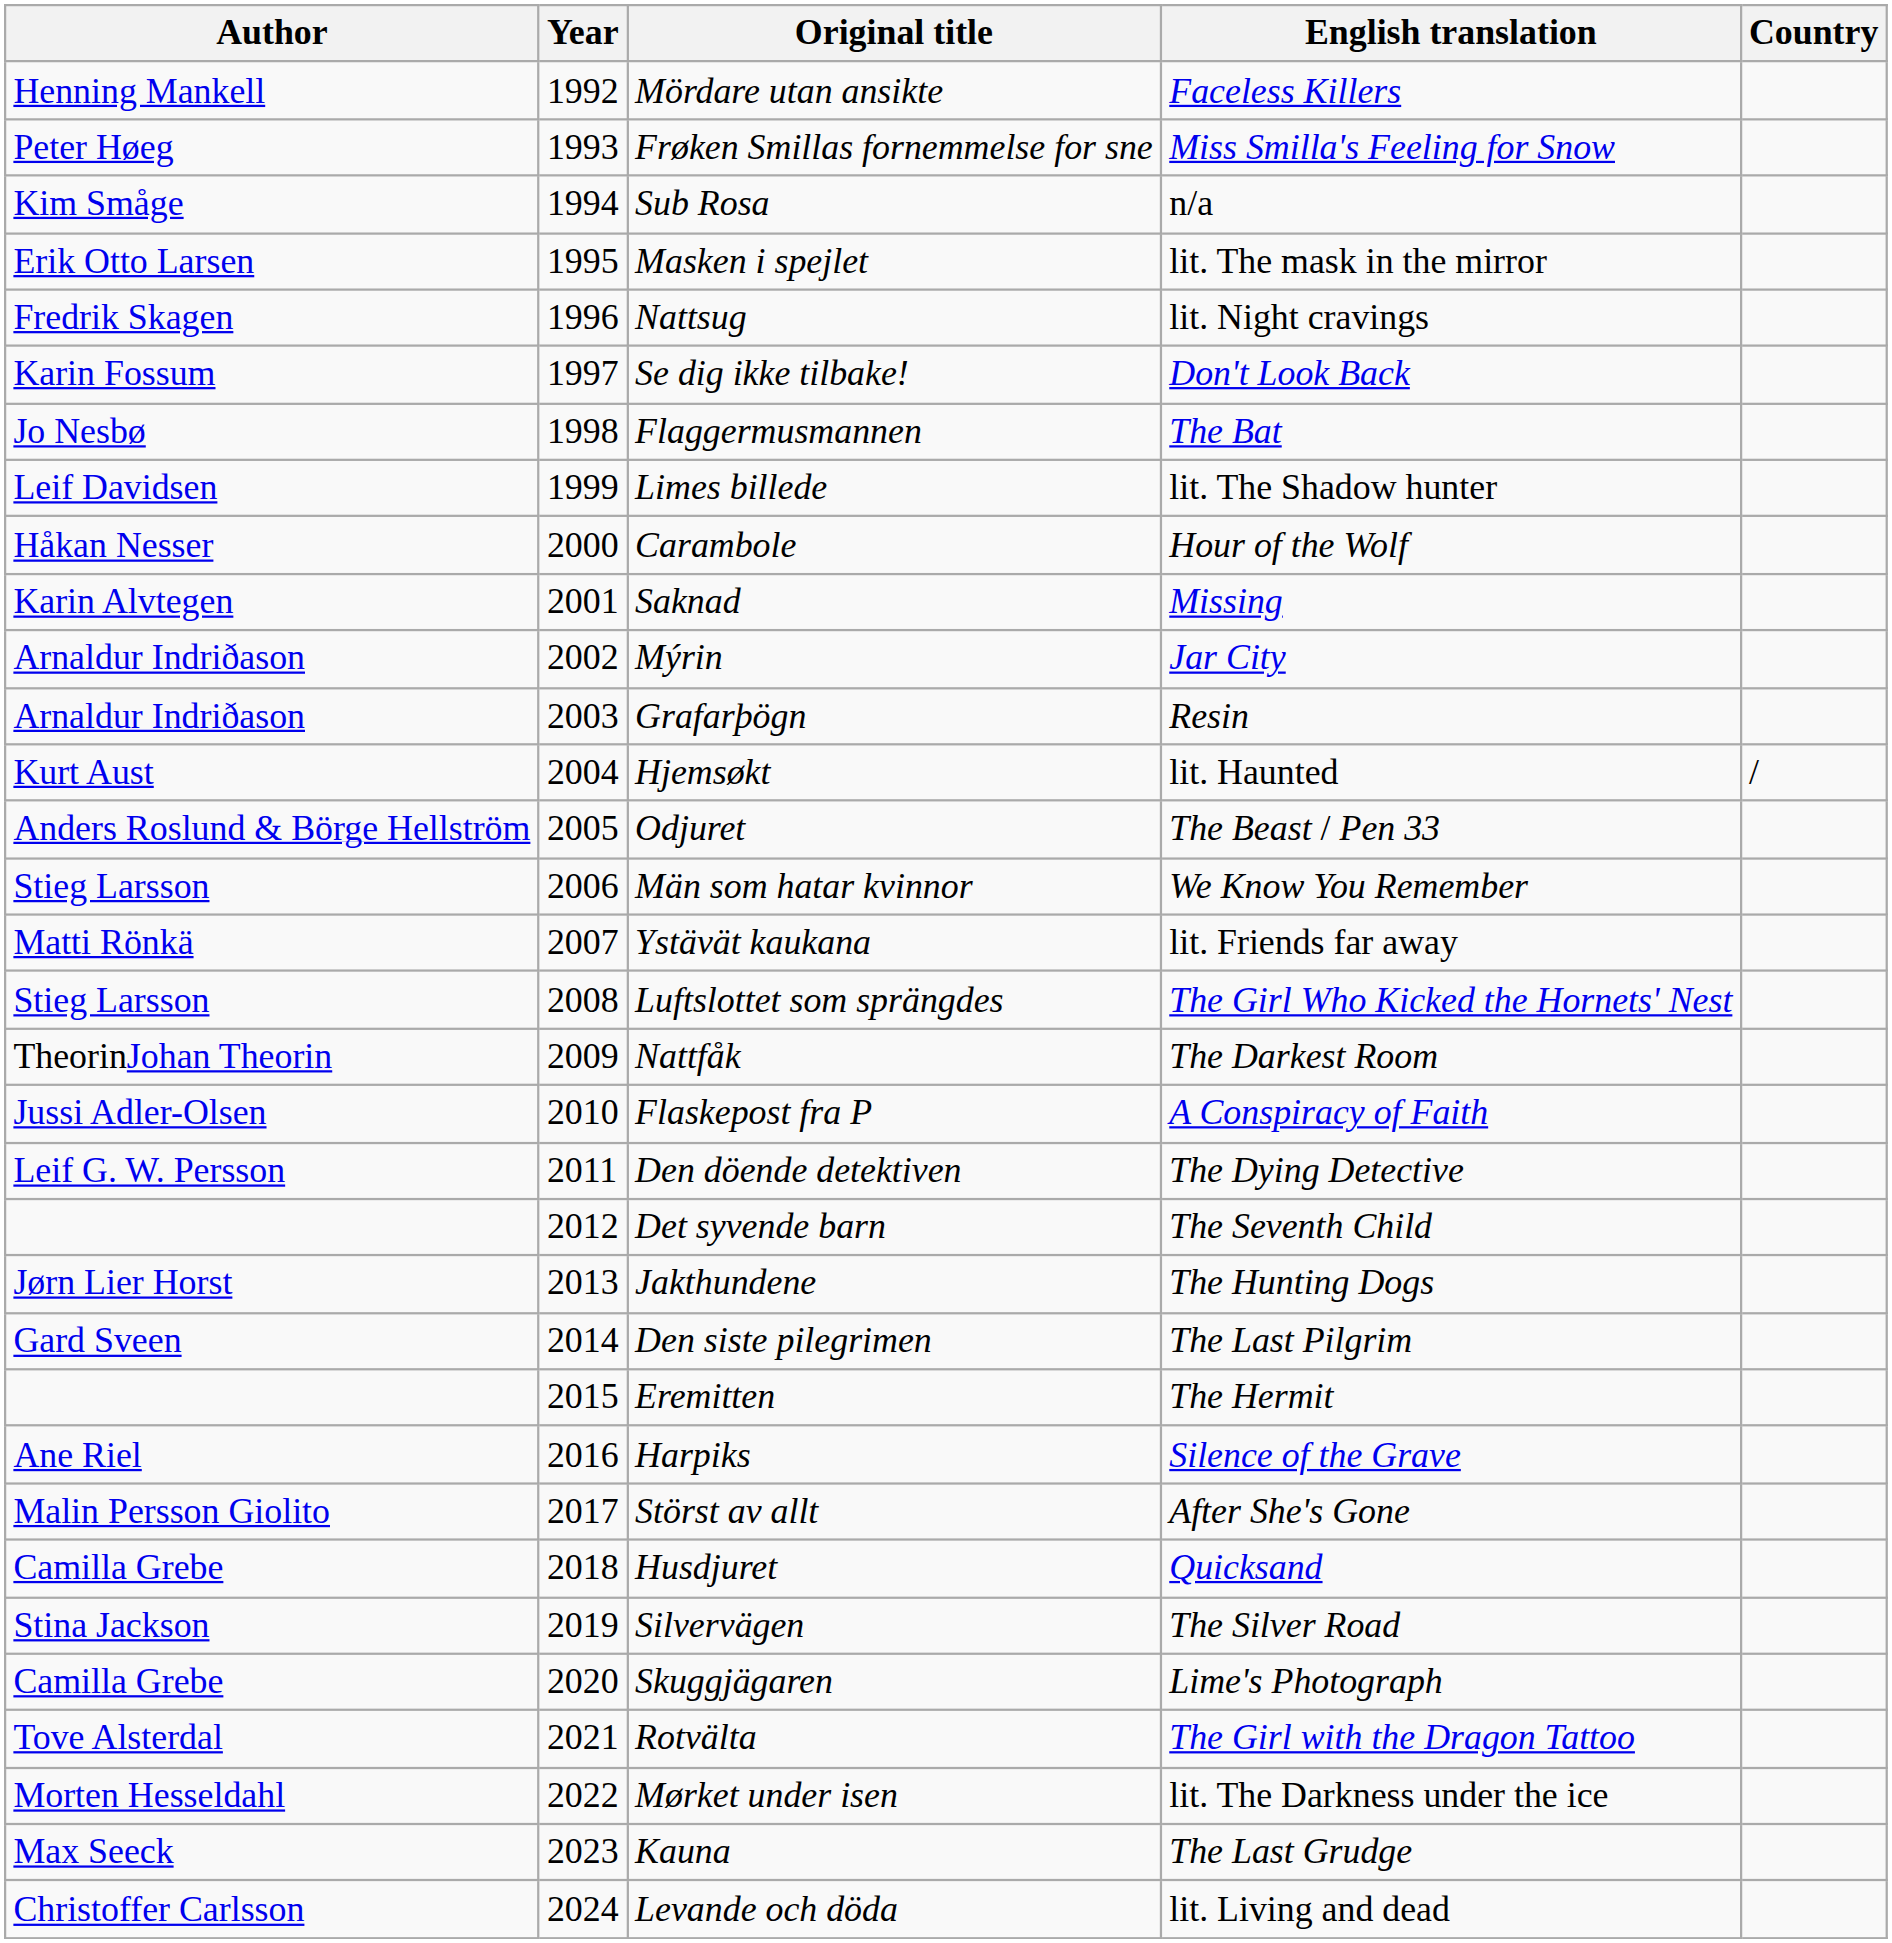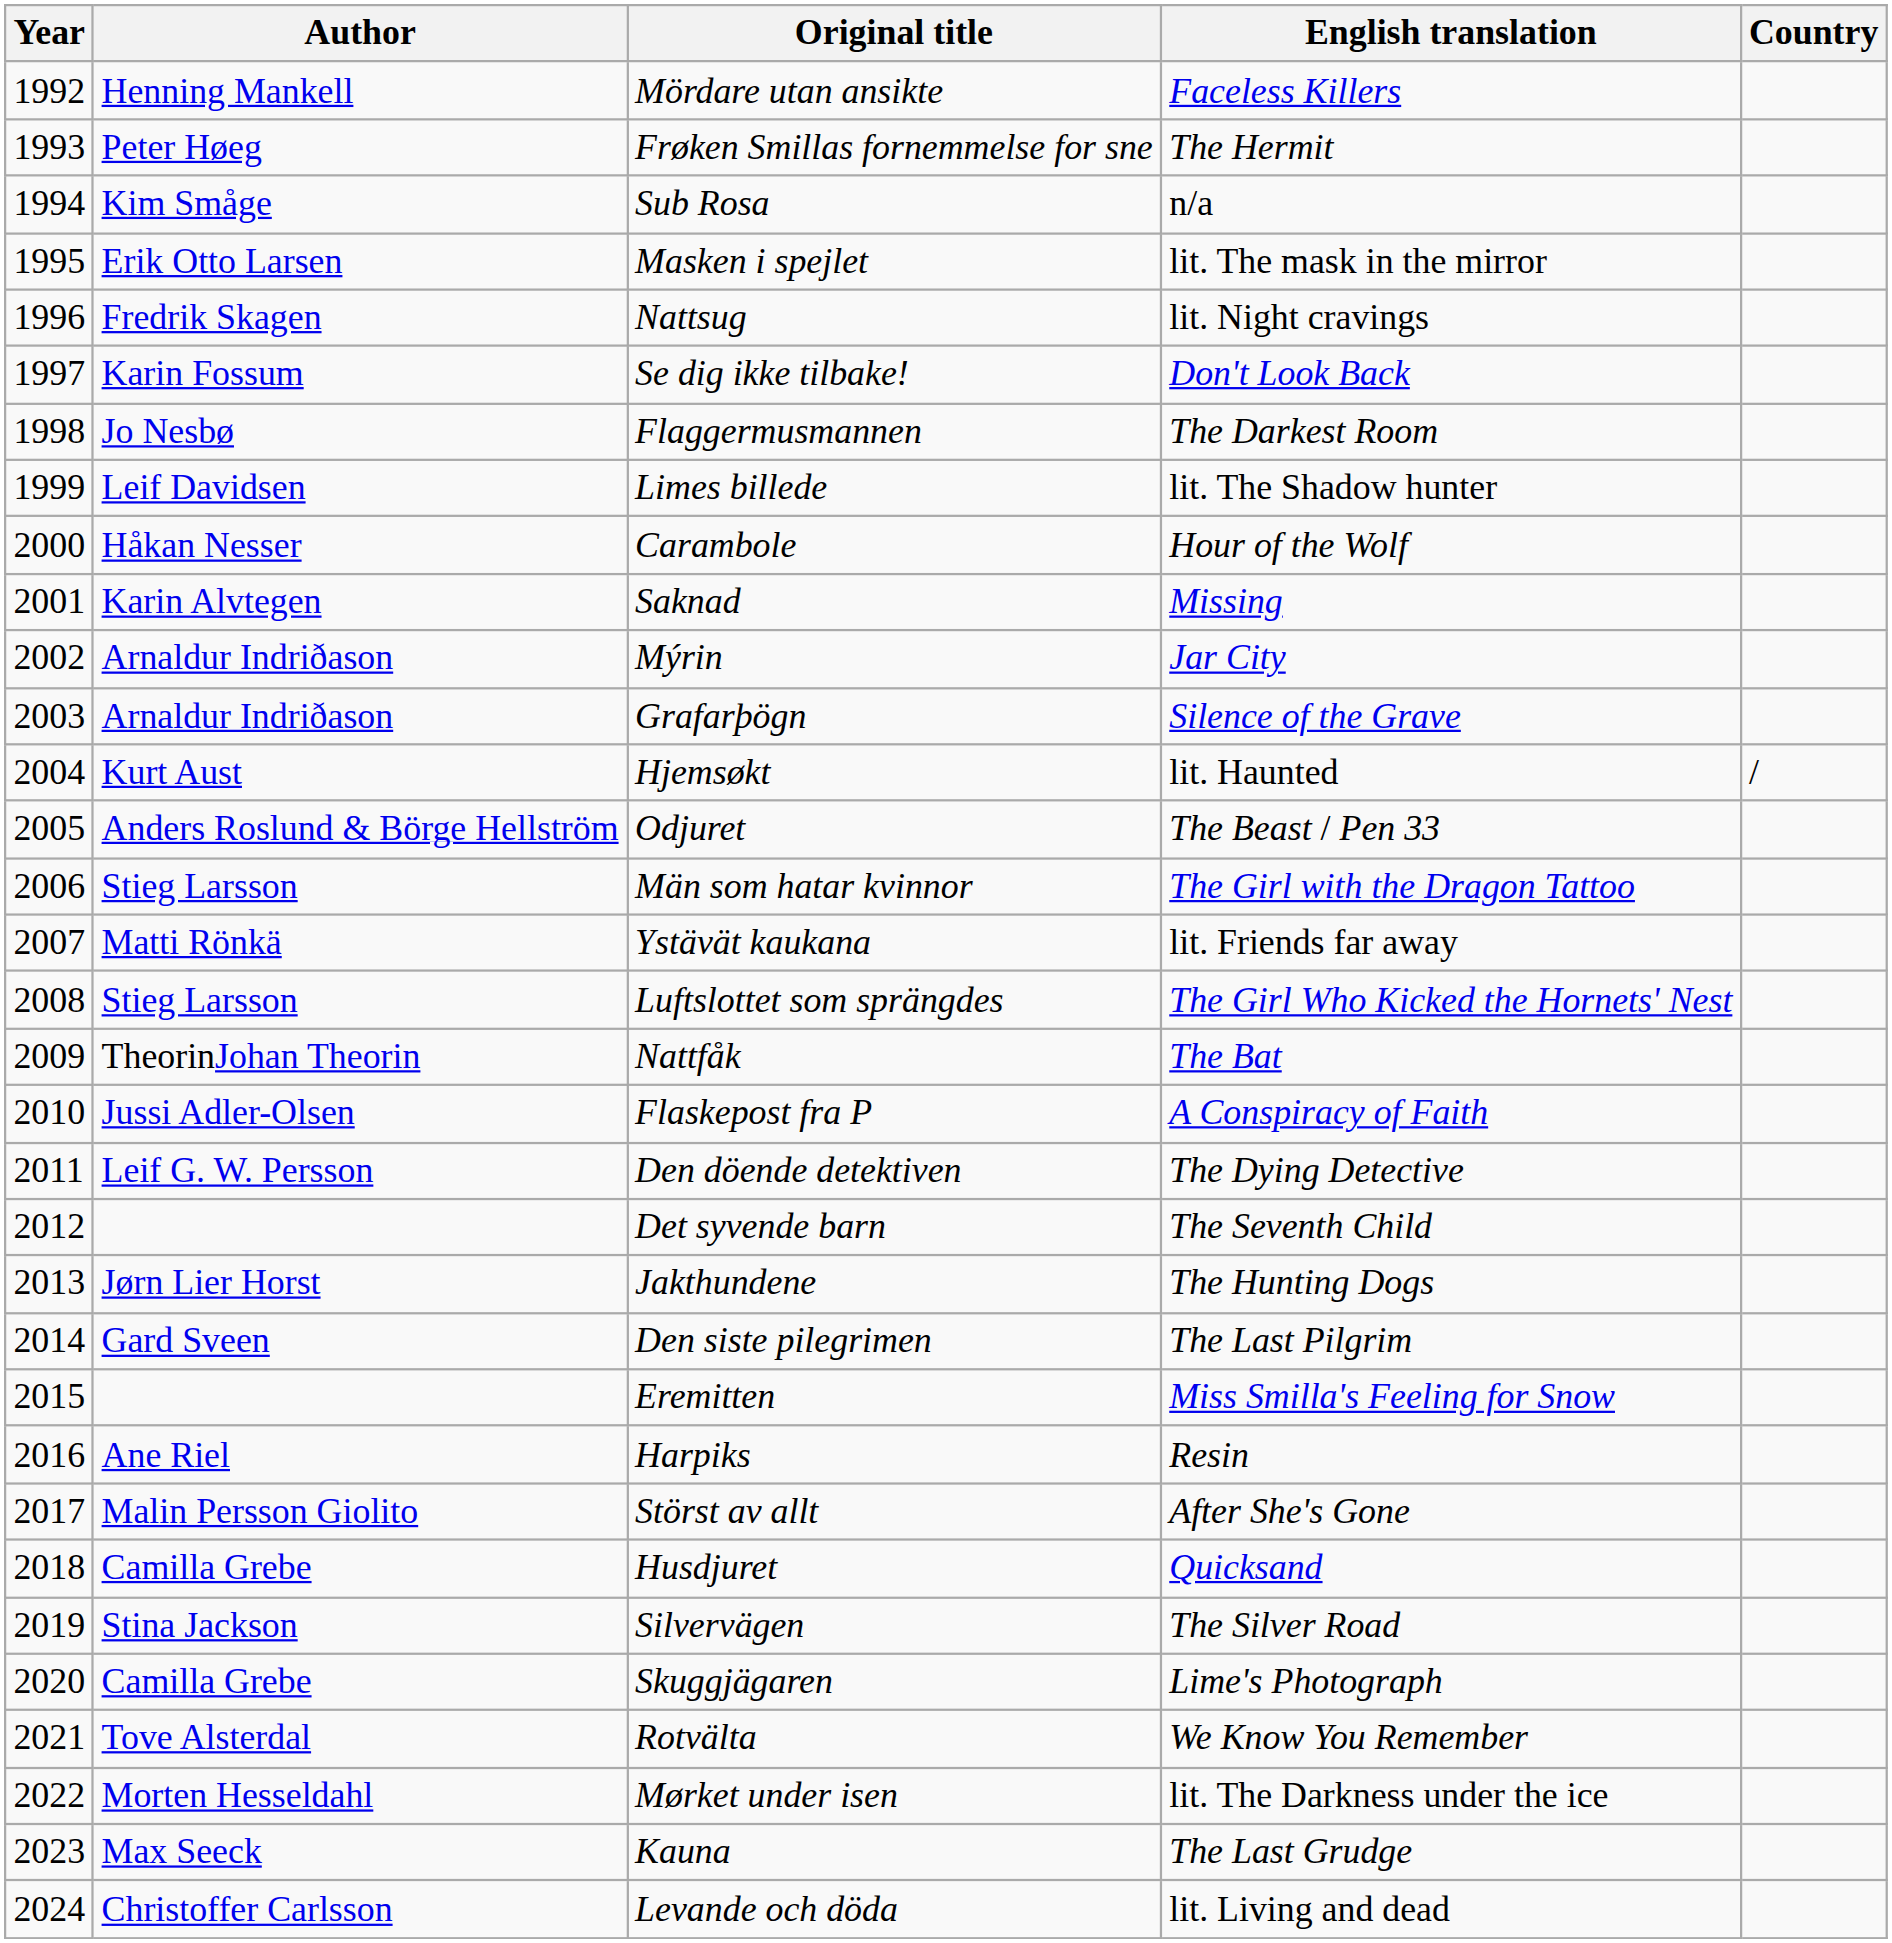columns swapped: (583, 32) <-> (272, 32)
(1392, 146) Miss Smilla's Feeling for Snow -> (1251, 146) The Hermit
(1226, 430) The Bat -> (1304, 430) The Darkest Room
(1209, 715) Resin -> (1315, 715) Silence of the Grave
(1349, 885) We Know You Remember -> (1402, 885) The Girl with the Dragon Tattoo
(1304, 1056) The Darkest Room -> (1226, 1056) The Bat
(1251, 1397) The Hermit -> (1392, 1397) Miss Smilla's Feeling for Snow
(1315, 1453) Silence of the Grave -> (1209, 1453) Resin
(1402, 1738) The Girl with the Dragon Tattoo -> (1349, 1738) We Know You Remember
